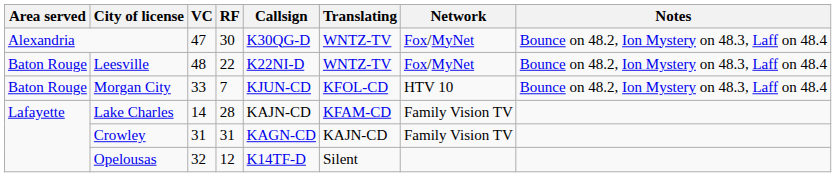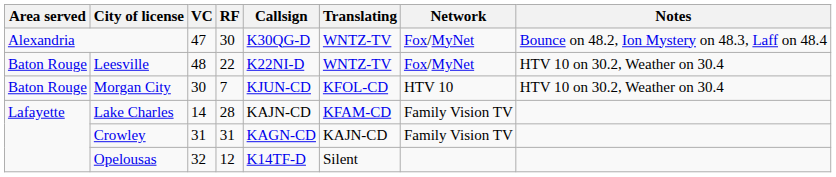(673, 64) Bounce on 48.2, Ion Mystery on 48.3, Laff on 48.4 -> (622, 64) HTV 10 on 30.2, Weather on 30.4
(199, 87) 33 -> (199, 87) 30
(673, 87) Bounce on 48.2, Ion Mystery on 48.3, Laff on 48.4 -> (622, 87) HTV 10 on 30.2, Weather on 30.4
